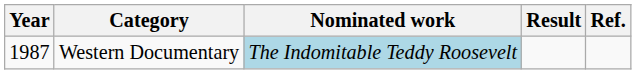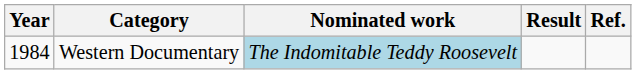(29, 52) 1987 -> (29, 52) 1984
